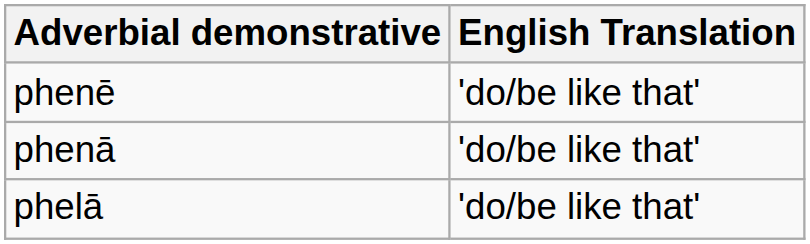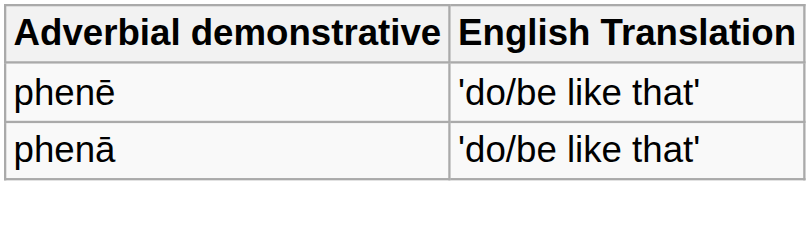- row: (58, 207)
